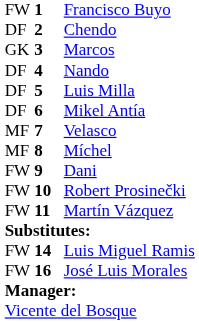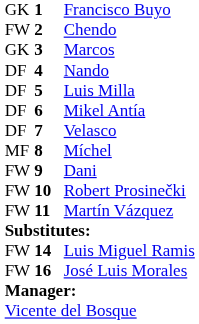(17, 9) FW -> (17, 9) GK
(16, 29) DF -> (17, 29) FW
(17, 130) MF -> (16, 130) DF
